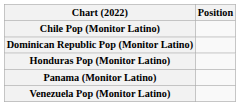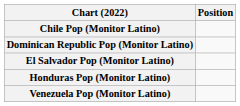+ row: (100, 61)
- row: (100, 77)
